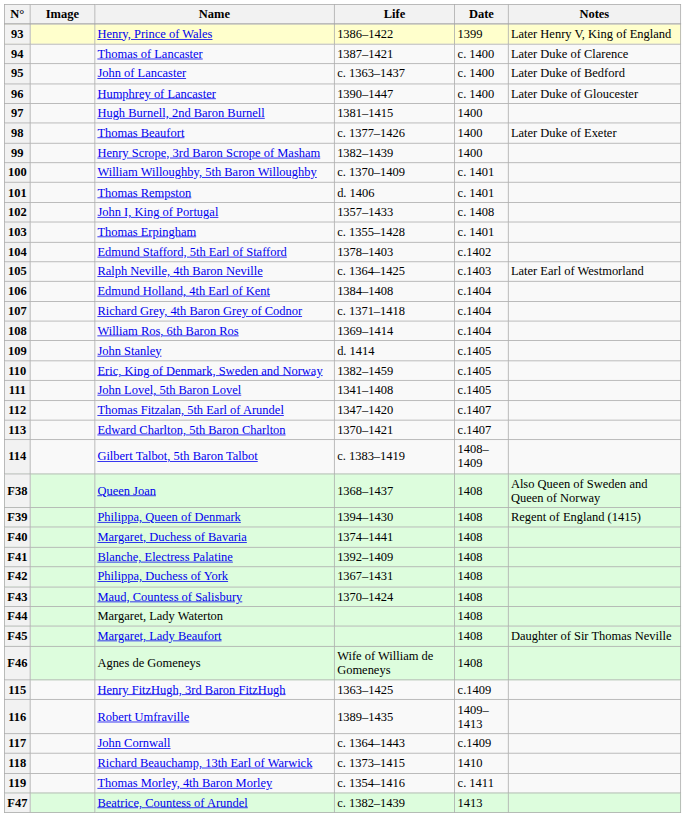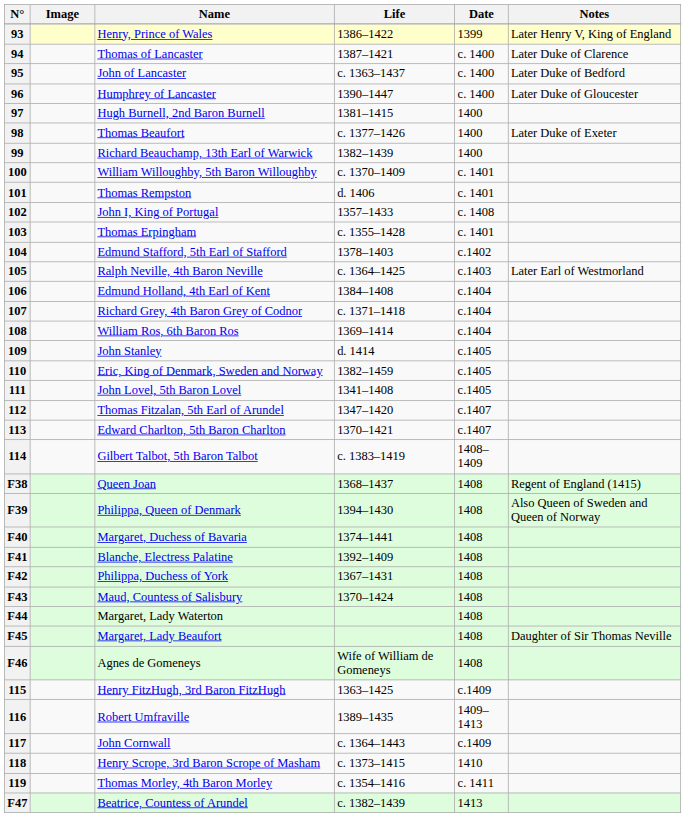(209, 152) Henry Scrope, 3rd Baron Scrope of Masham -> (205, 152) Richard Beauchamp, 13th Earl of Warwick
(579, 490) Also Queen of Sweden and Queen of Norway -> (576, 483) Regent of England (1415)
(576, 517) Regent of England (1415) -> (579, 510) Also Queen of Sweden and Queen of Norway
(205, 763) Richard Beauchamp, 13th Earl of Warwick -> (209, 763) Henry Scrope, 3rd Baron Scrope of Masham
